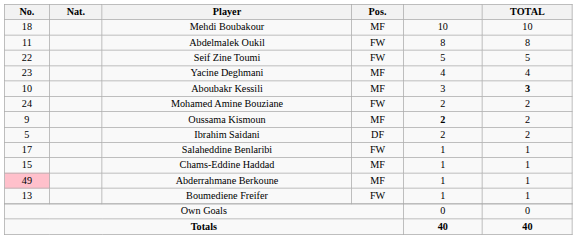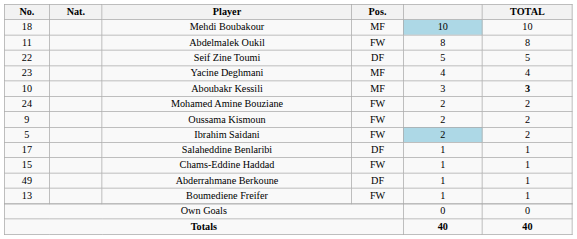(443, 27) no background -> (443, 27) lightblue background
(378, 57) FW -> (378, 57) DF
(378, 119) MF -> (378, 119) FW
(443, 119) bold -> (443, 119) normal
(378, 134) DF -> (378, 134) FW
(443, 134) no background -> (443, 134) lightblue background
(378, 149) FW -> (378, 149) DF
(378, 165) MF -> (378, 165) FW
(27, 180) pink background -> (27, 180) no background
(378, 180) MF -> (378, 180) DF
